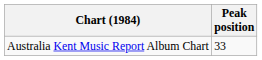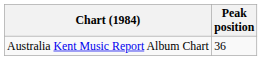(220, 45) 33 -> (220, 45) 36
